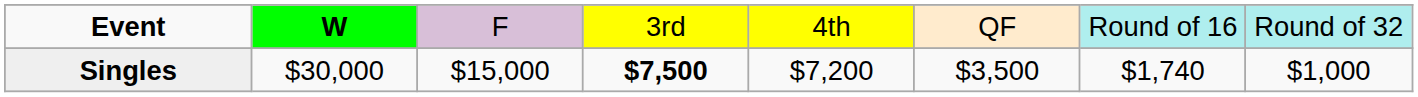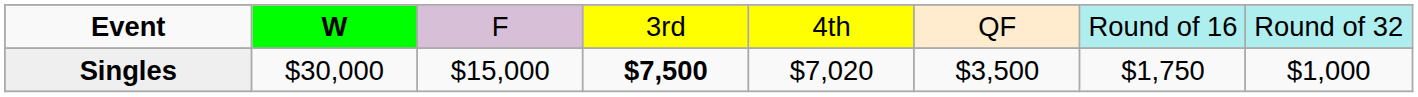(832, 70) $7,200 -> (832, 70) $7,020
(1163, 70) $1,740 -> (1163, 70) $1,750
